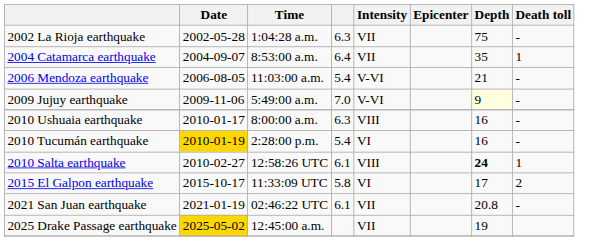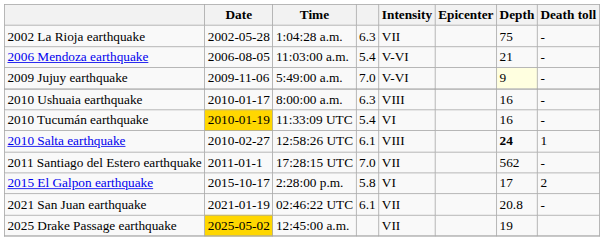- row: (82, 57)
(285, 141) 2:28:00 p.m. -> (314, 120) 11:33:09 UTC
+ row: (105, 162)
(289, 183) 11:33:09 UTC -> (310, 183) 2:28:00 p.m.
